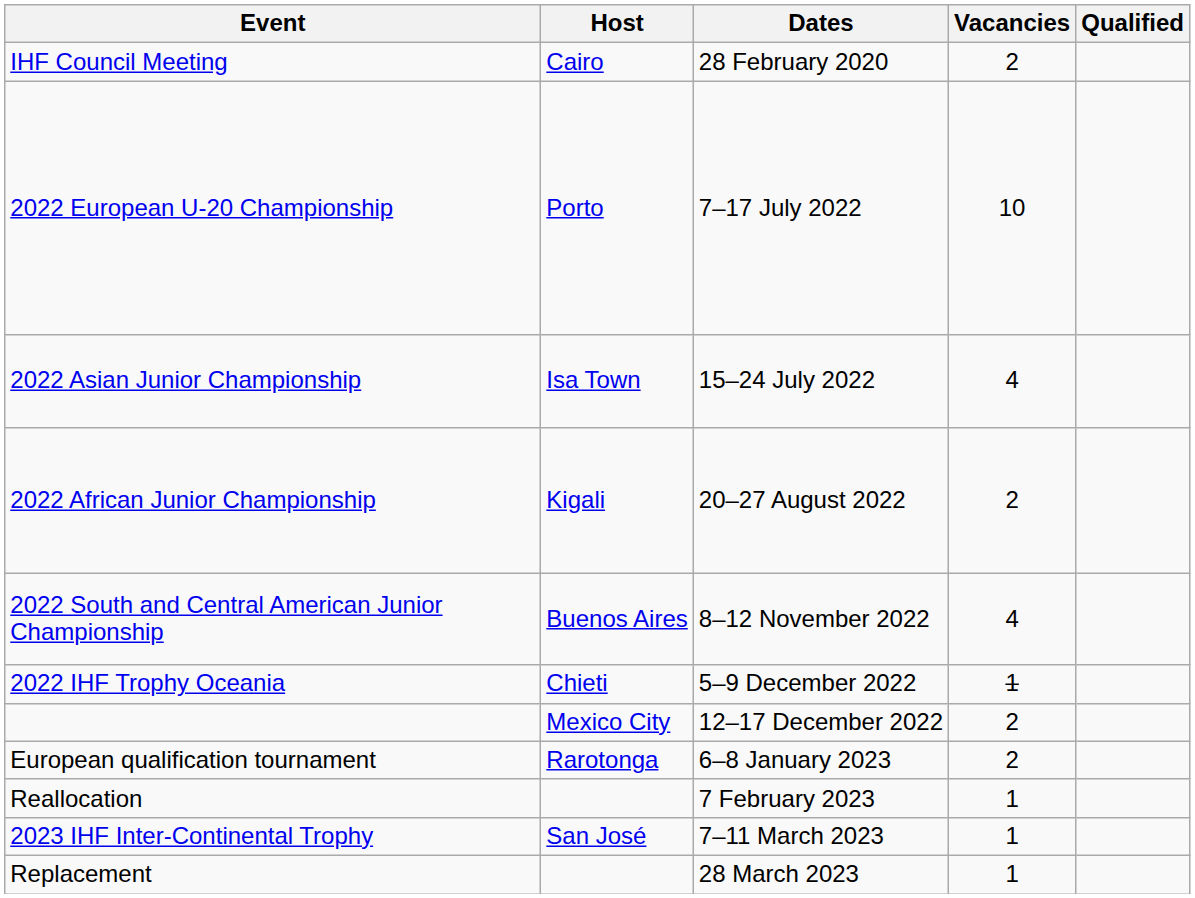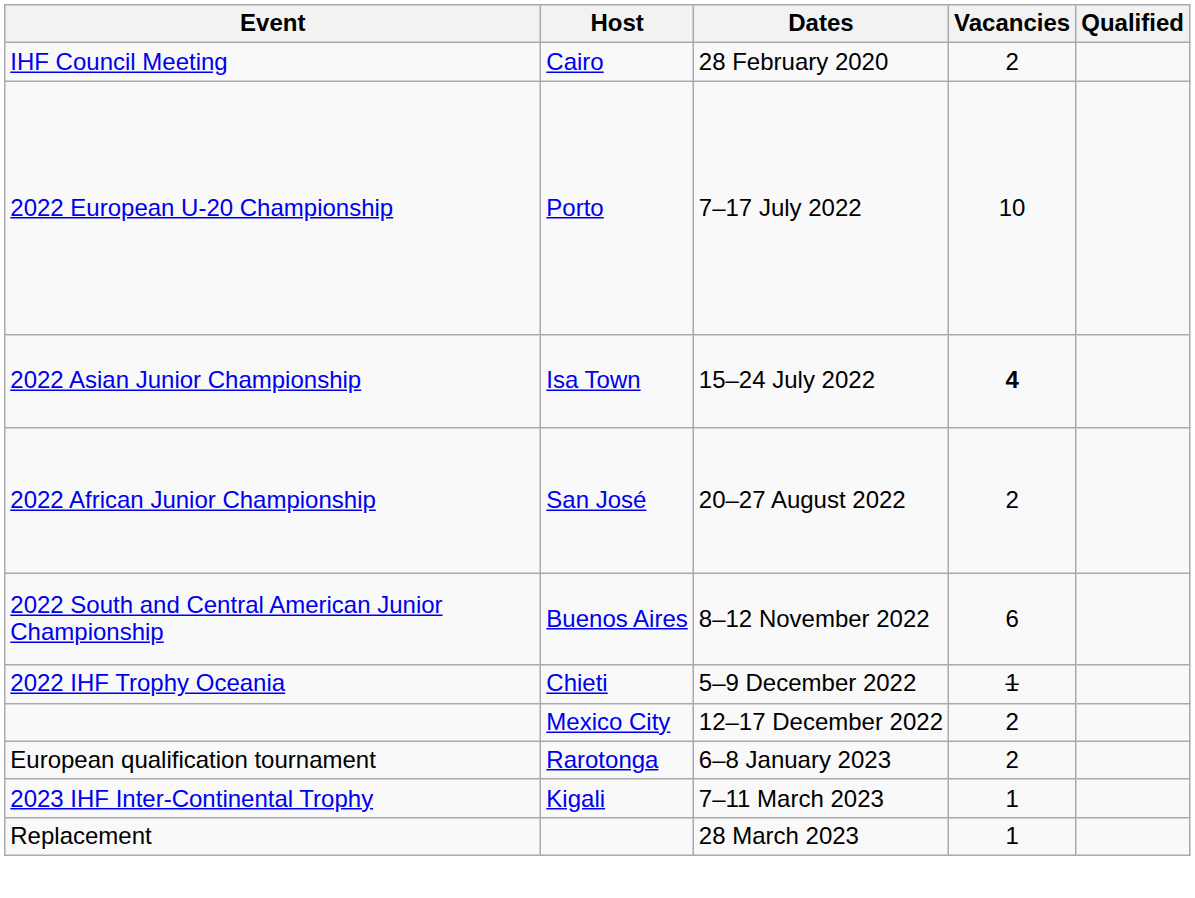(1012, 380) normal -> (1012, 380) bold
(576, 499) Kigali -> (596, 499) San José
(1012, 618) 4 -> (1012, 618) 6
- row: (76, 798)
(596, 836) San José -> (576, 798) Kigali
